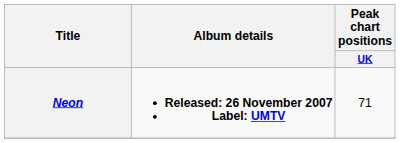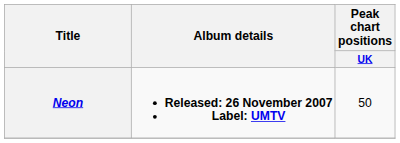(365, 102) 71 -> (365, 102) 50
